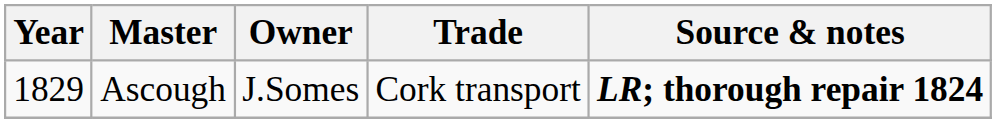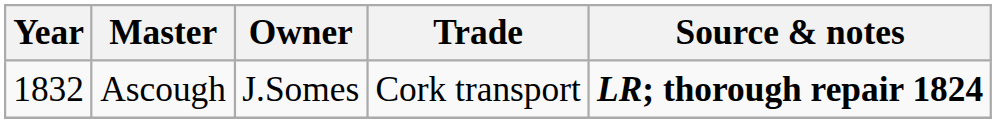(49, 88) 1829 -> (49, 88) 1832
